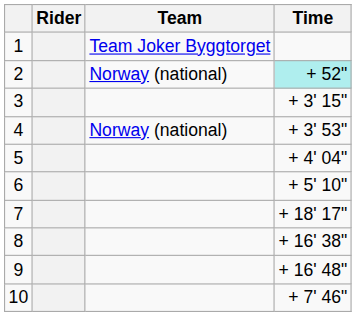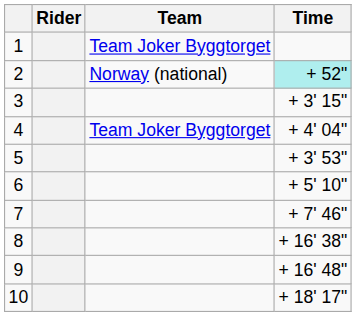(158, 130) Norway (national) -> (180, 130) Team Joker Byggtorget
(318, 130) + 3' 53" -> (318, 130) + 4' 04"
(318, 158) + 4' 04" -> (318, 158) + 3' 53"
(313, 213) + 18' 17" -> (318, 213) + 7' 46"
(318, 297) + 7' 46" -> (313, 297) + 18' 17"
